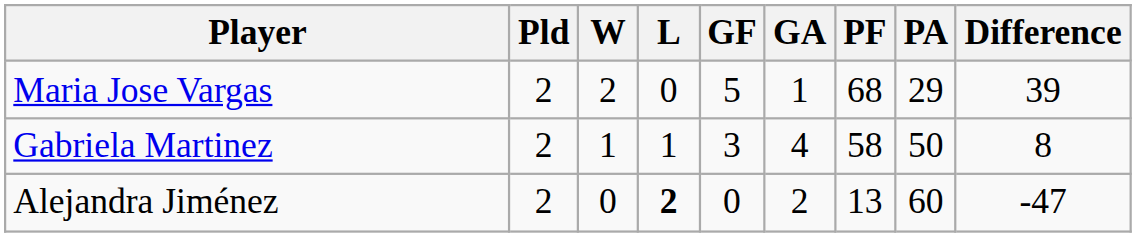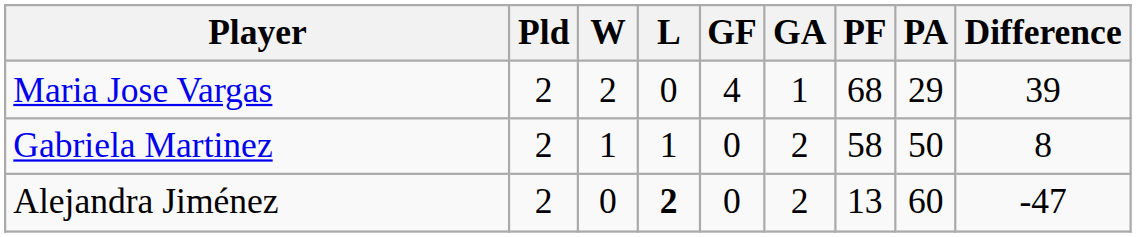(732, 88) 5 -> (732, 88) 4
(732, 145) 3 -> (732, 145) 0
(800, 145) 4 -> (800, 145) 2
